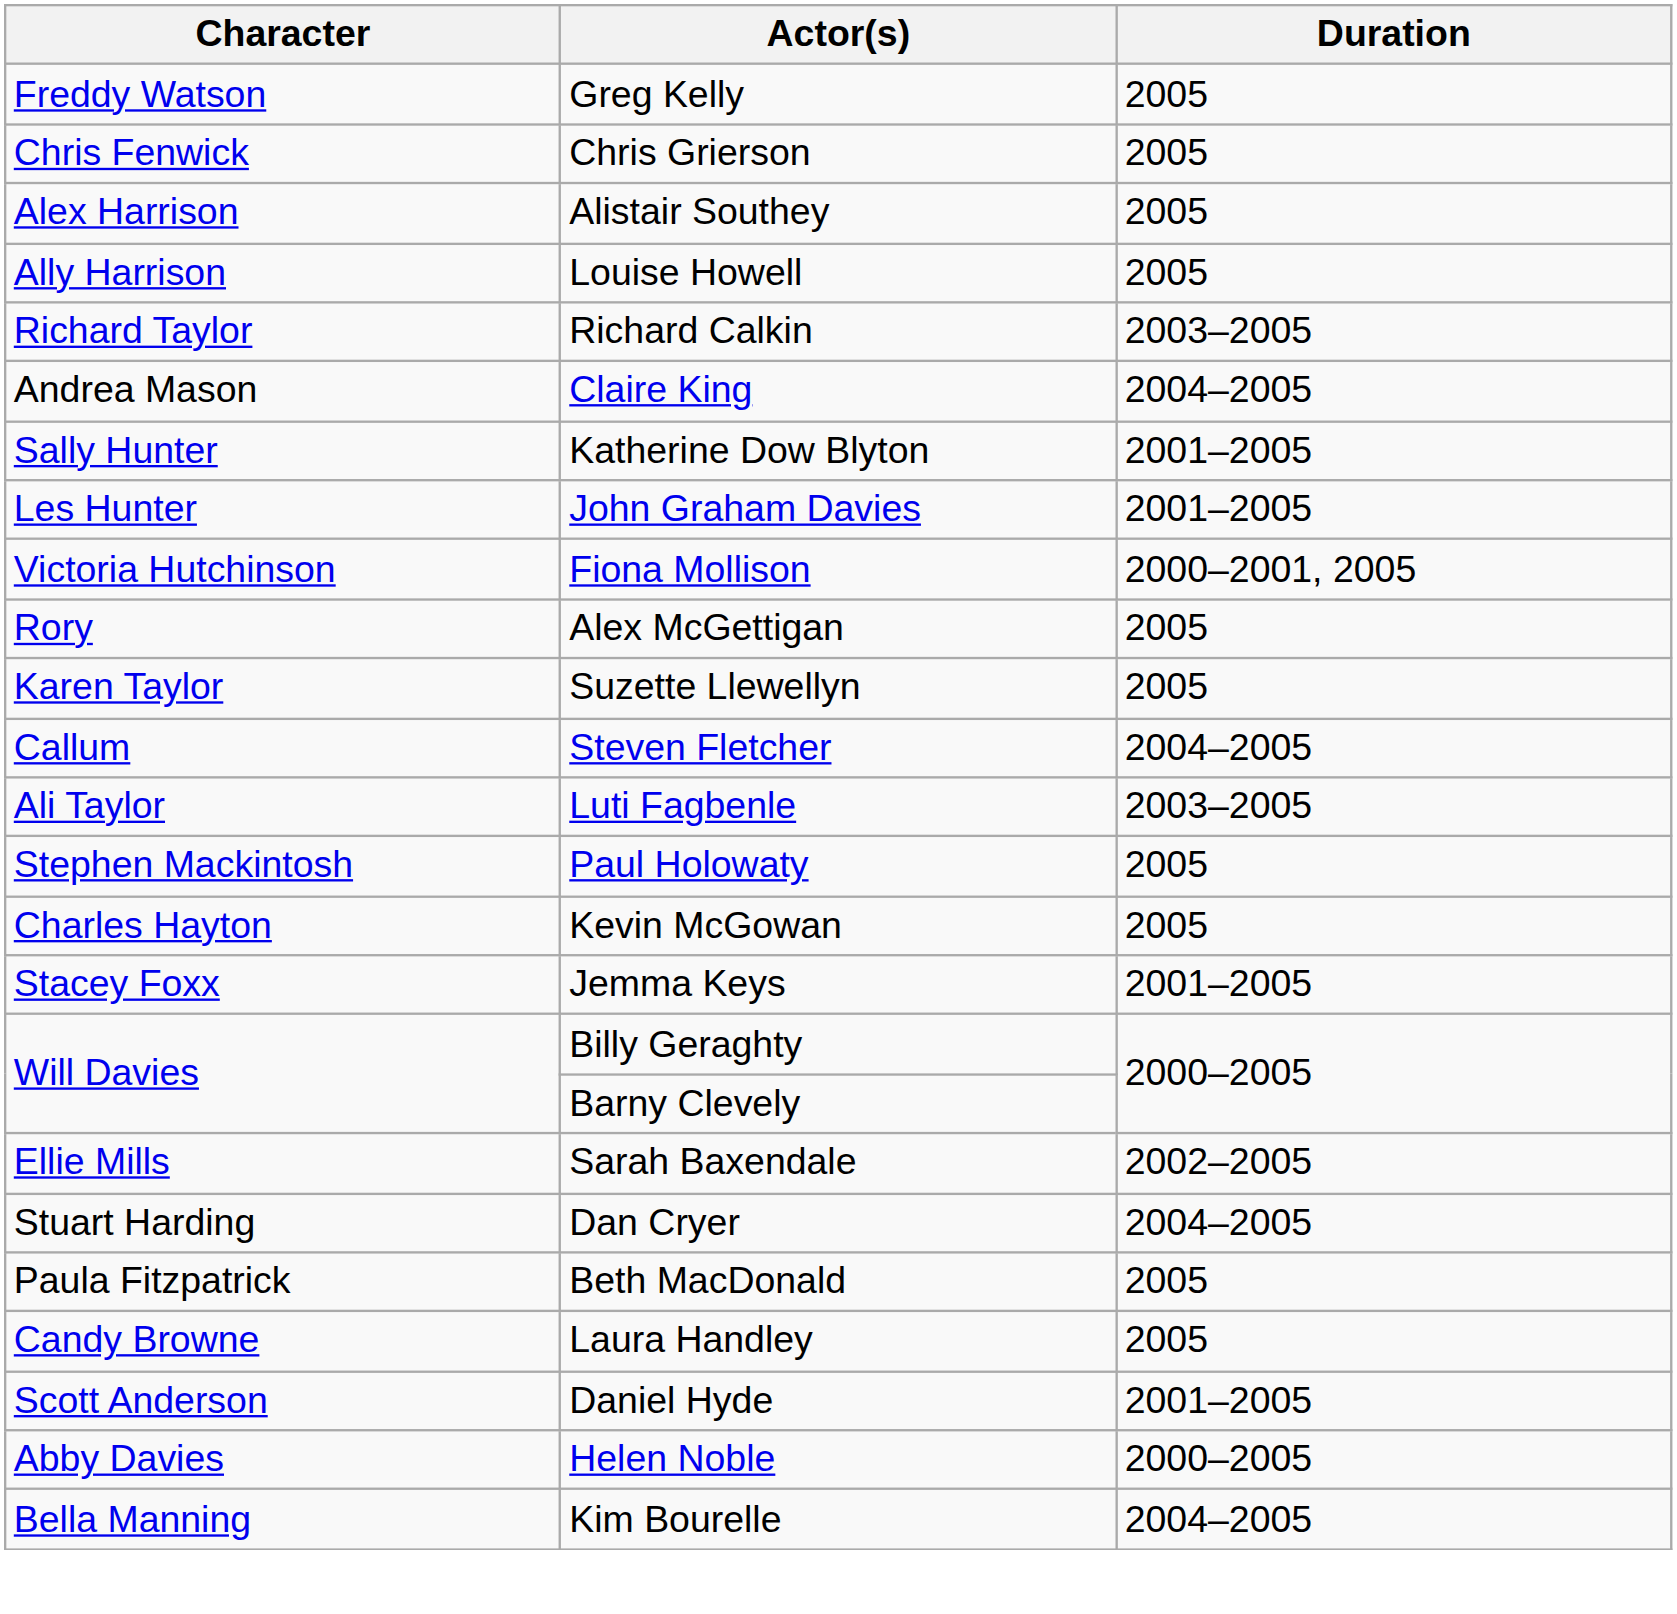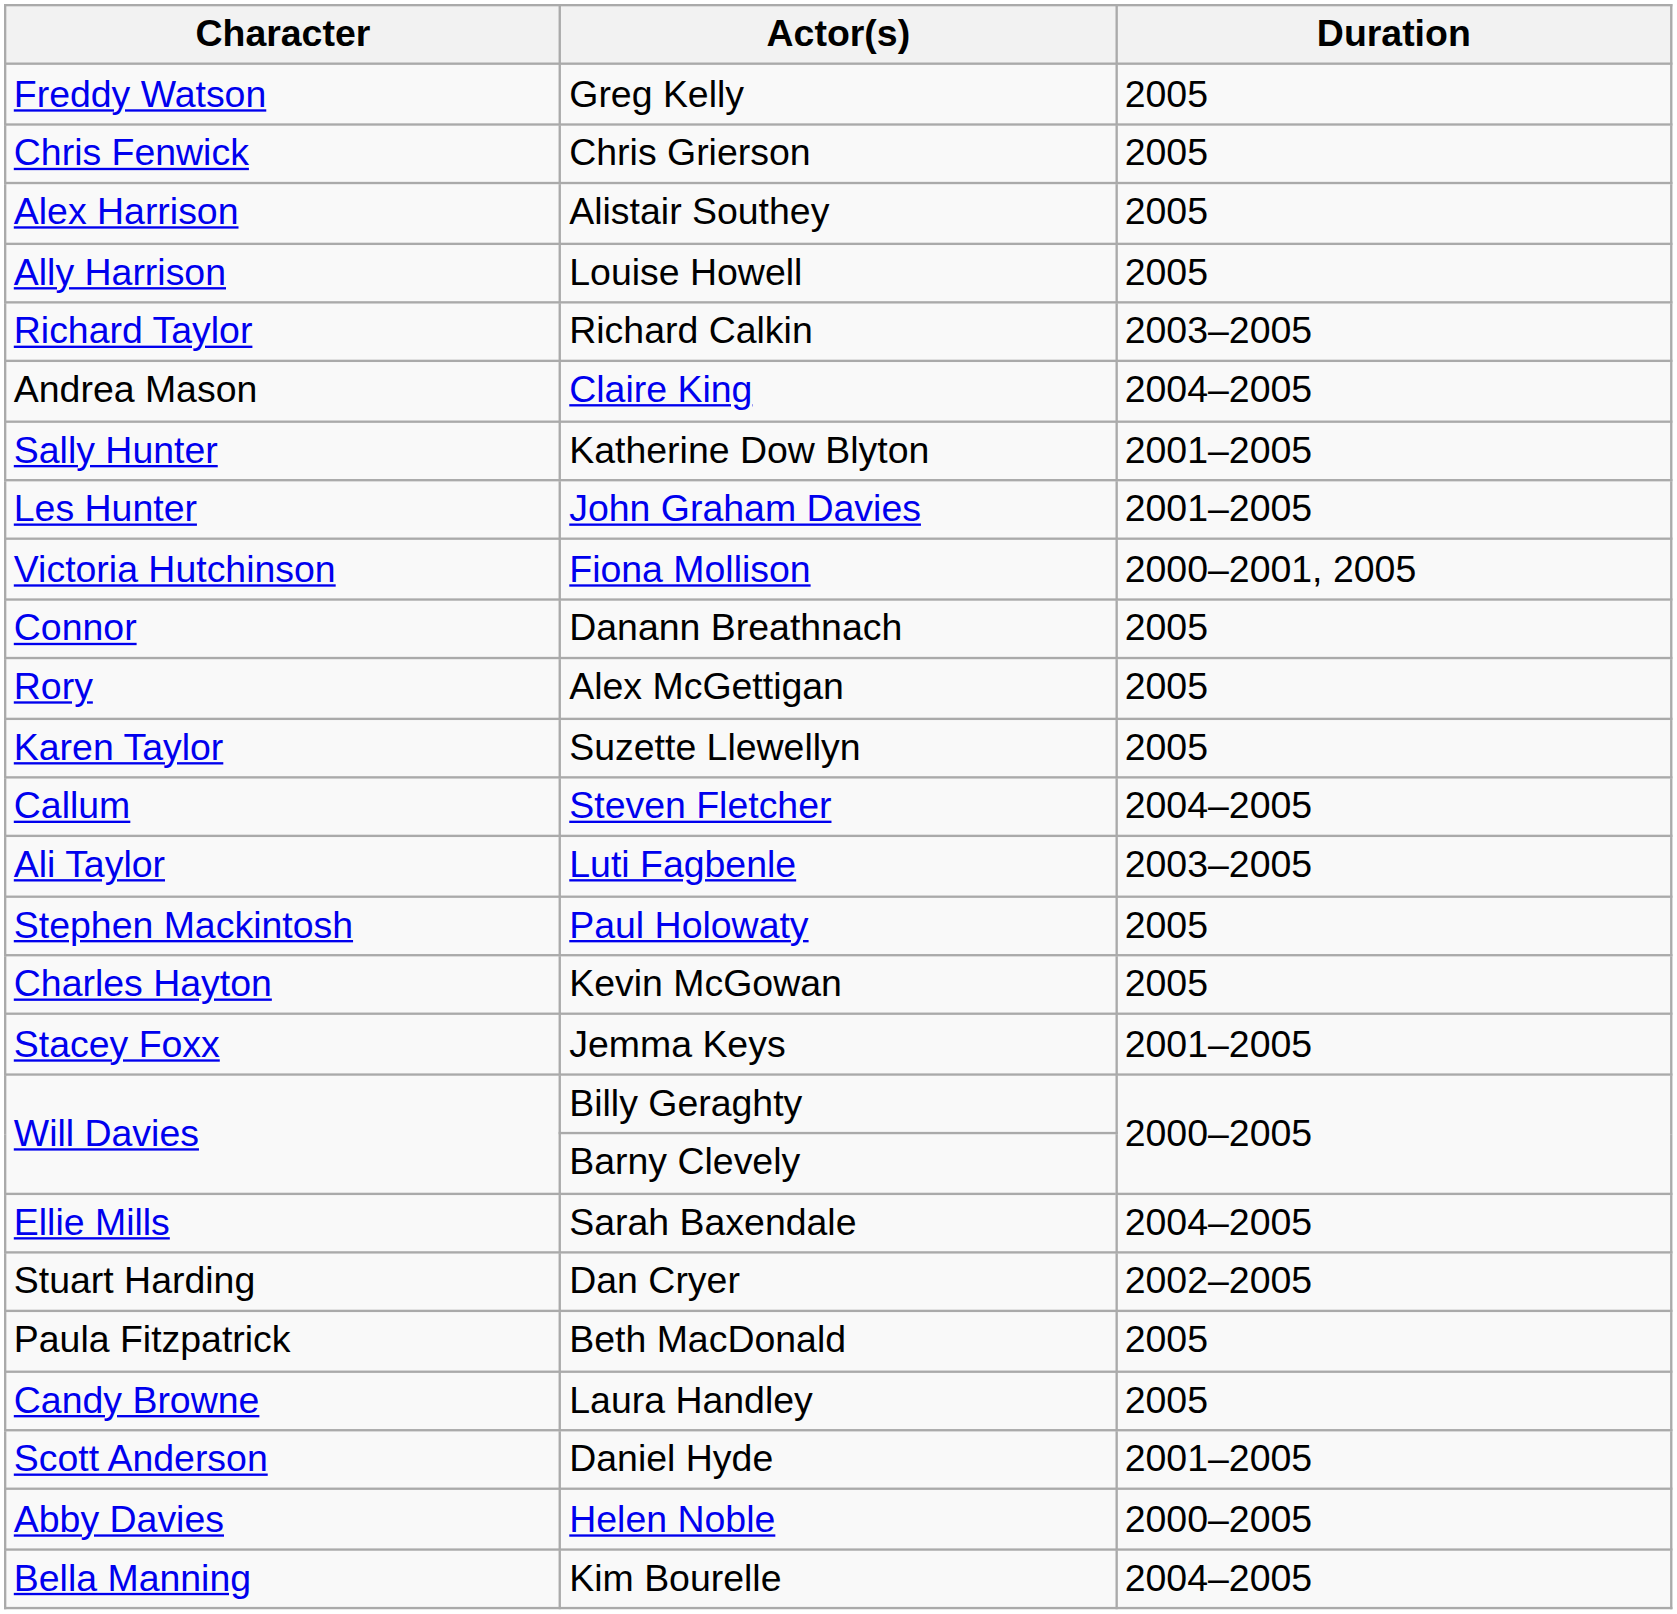+ row: (736, 627)
(1218, 1162) 2002–2005 -> (1218, 1221) 2004–2005
(1218, 1221) 2004–2005 -> (1218, 1281) 2002–2005
